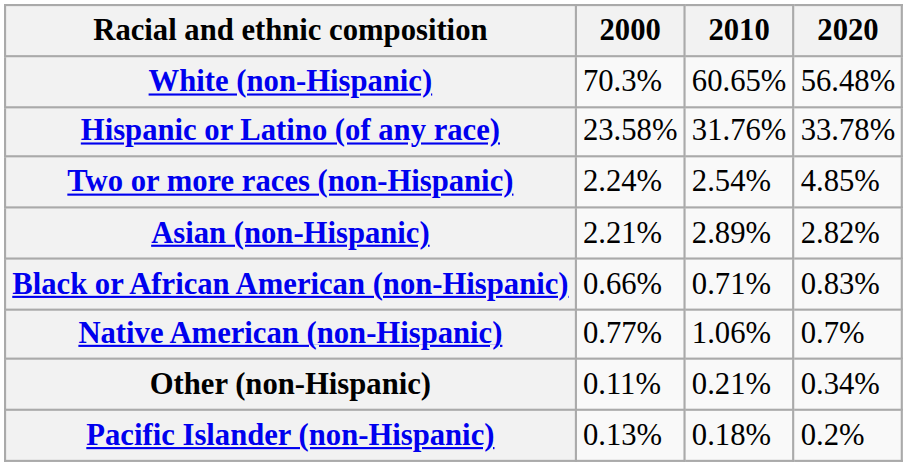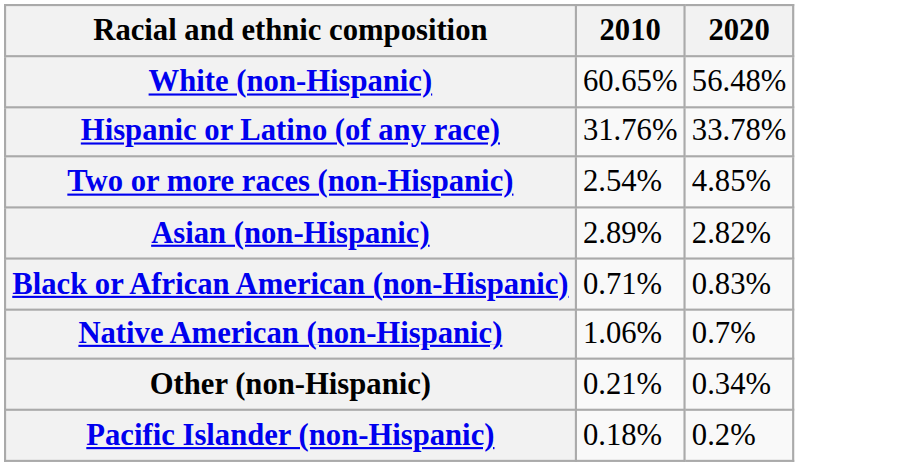- column: (630, 30)
